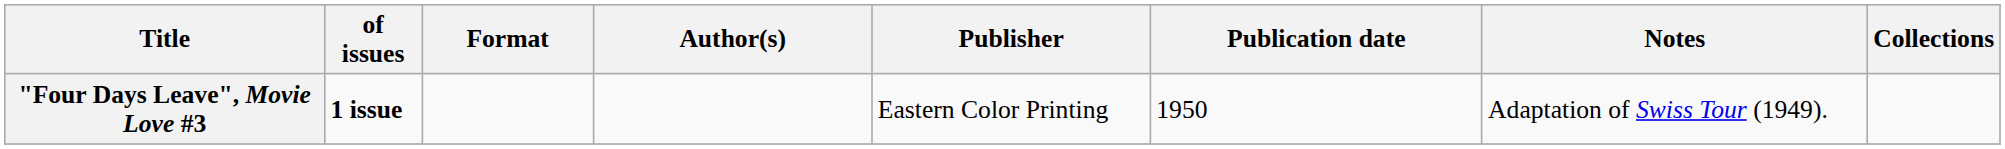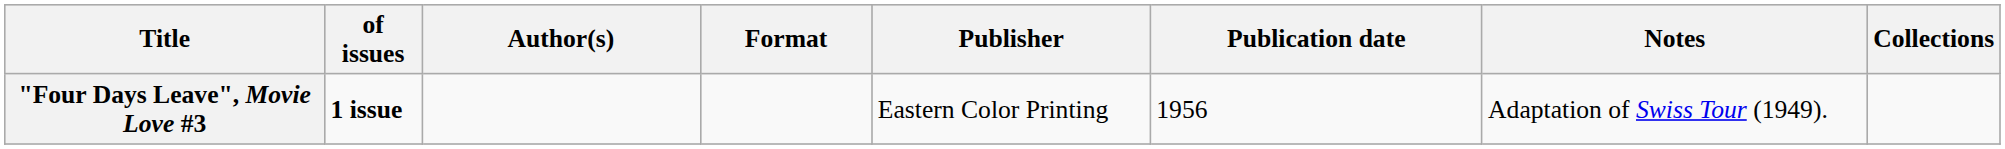columns swapped: (508, 39) <-> (733, 39)
(1182, 108) 1950 -> (1182, 108) 1956
